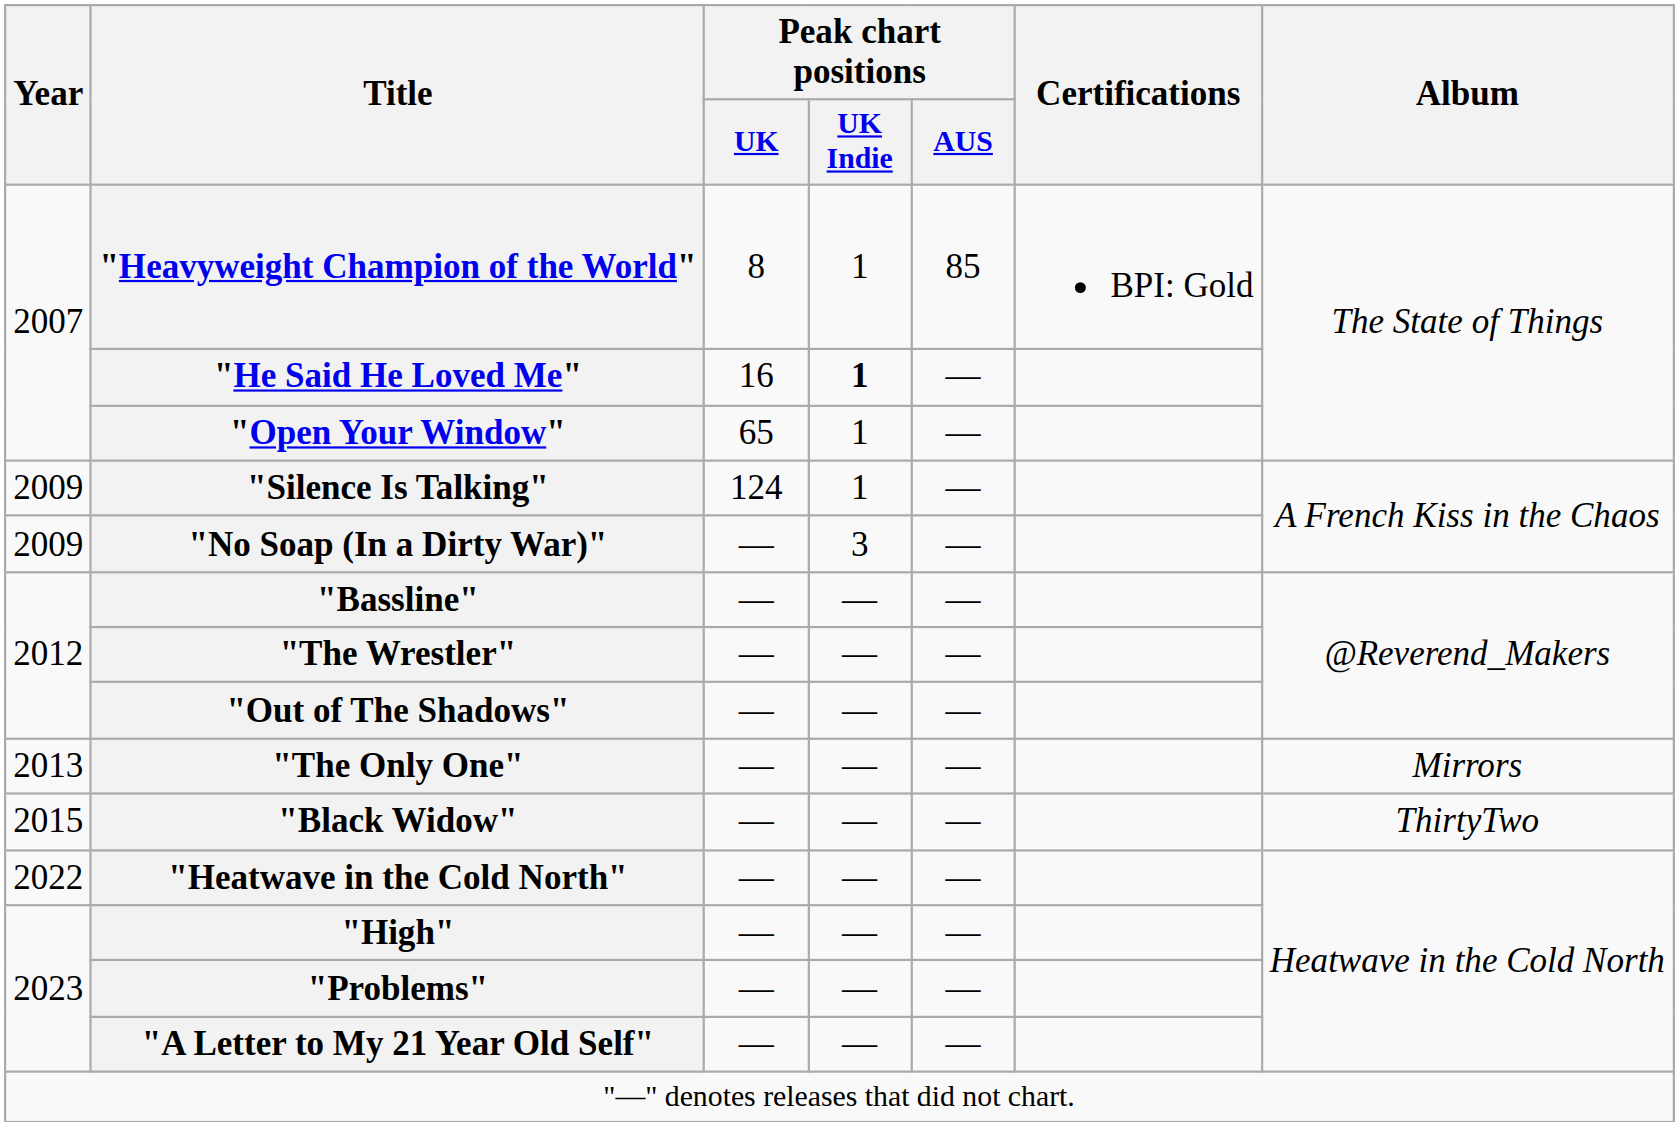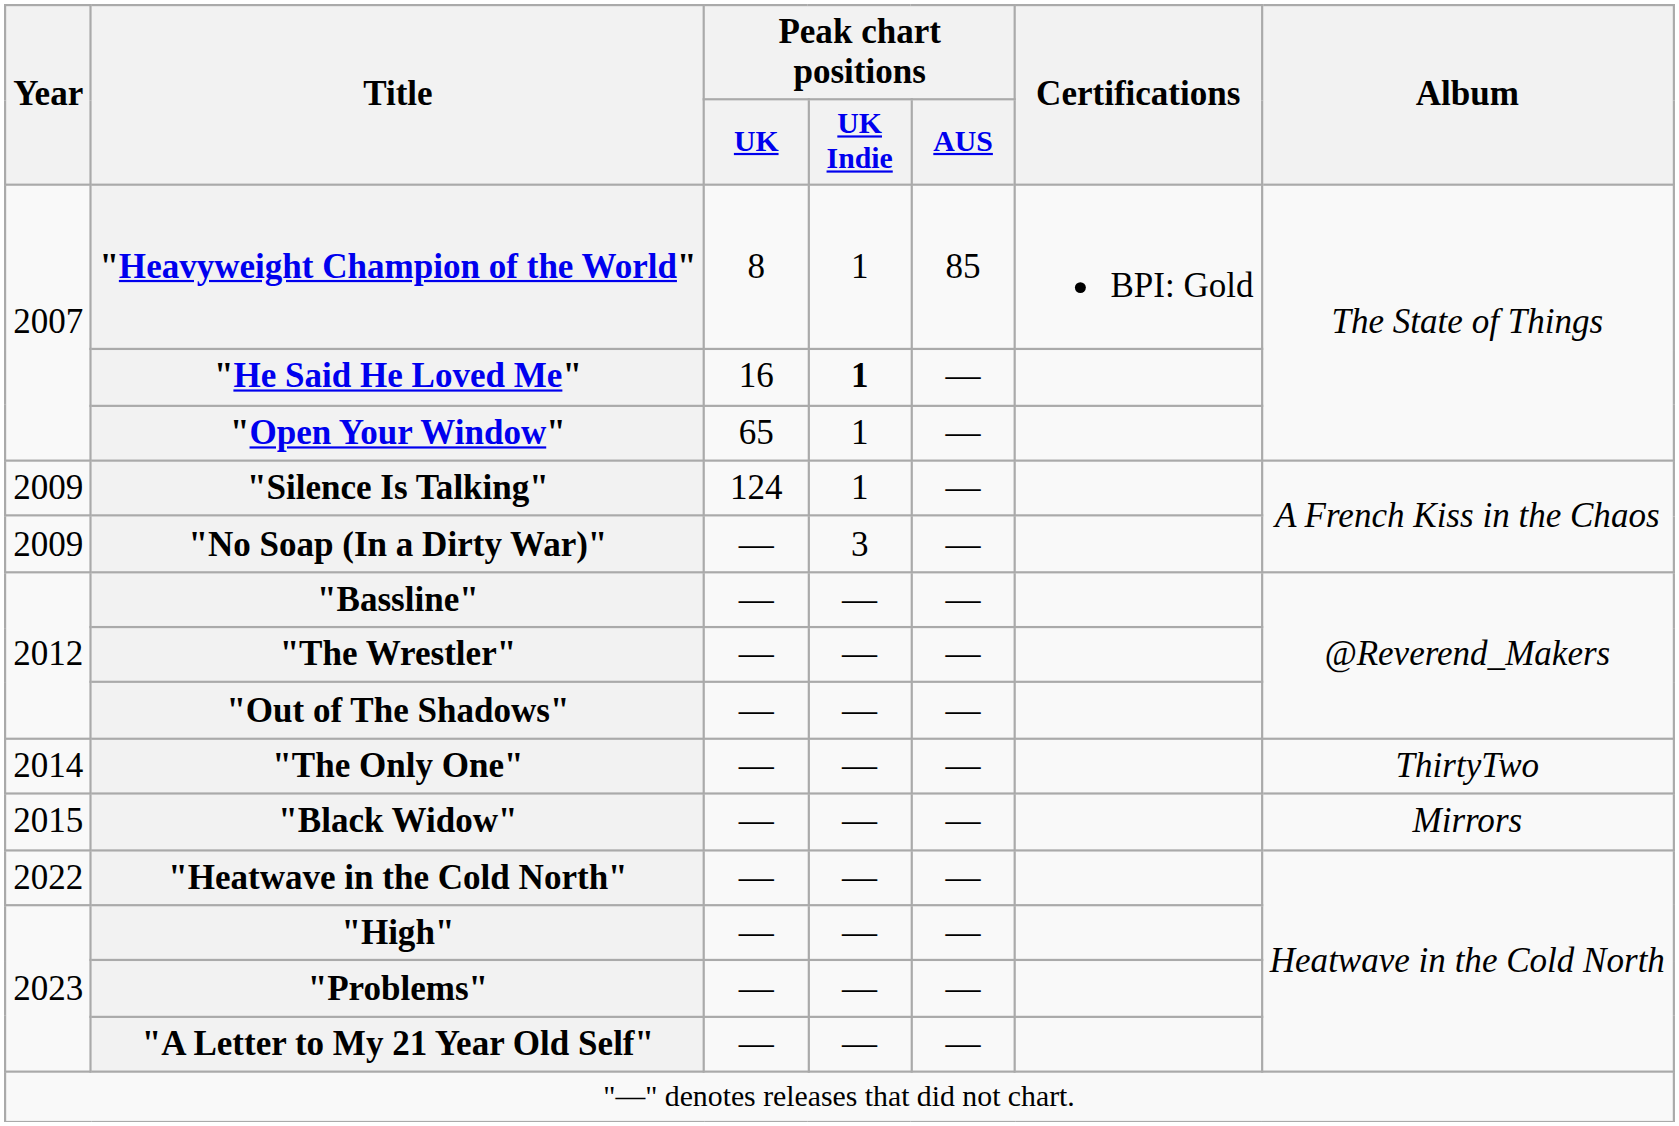(48, 765) 2013 -> (48, 765) 2014
(1467, 765) Mirrors -> (1467, 765) ThirtyTwo
(1467, 821) ThirtyTwo -> (1467, 821) Mirrors
